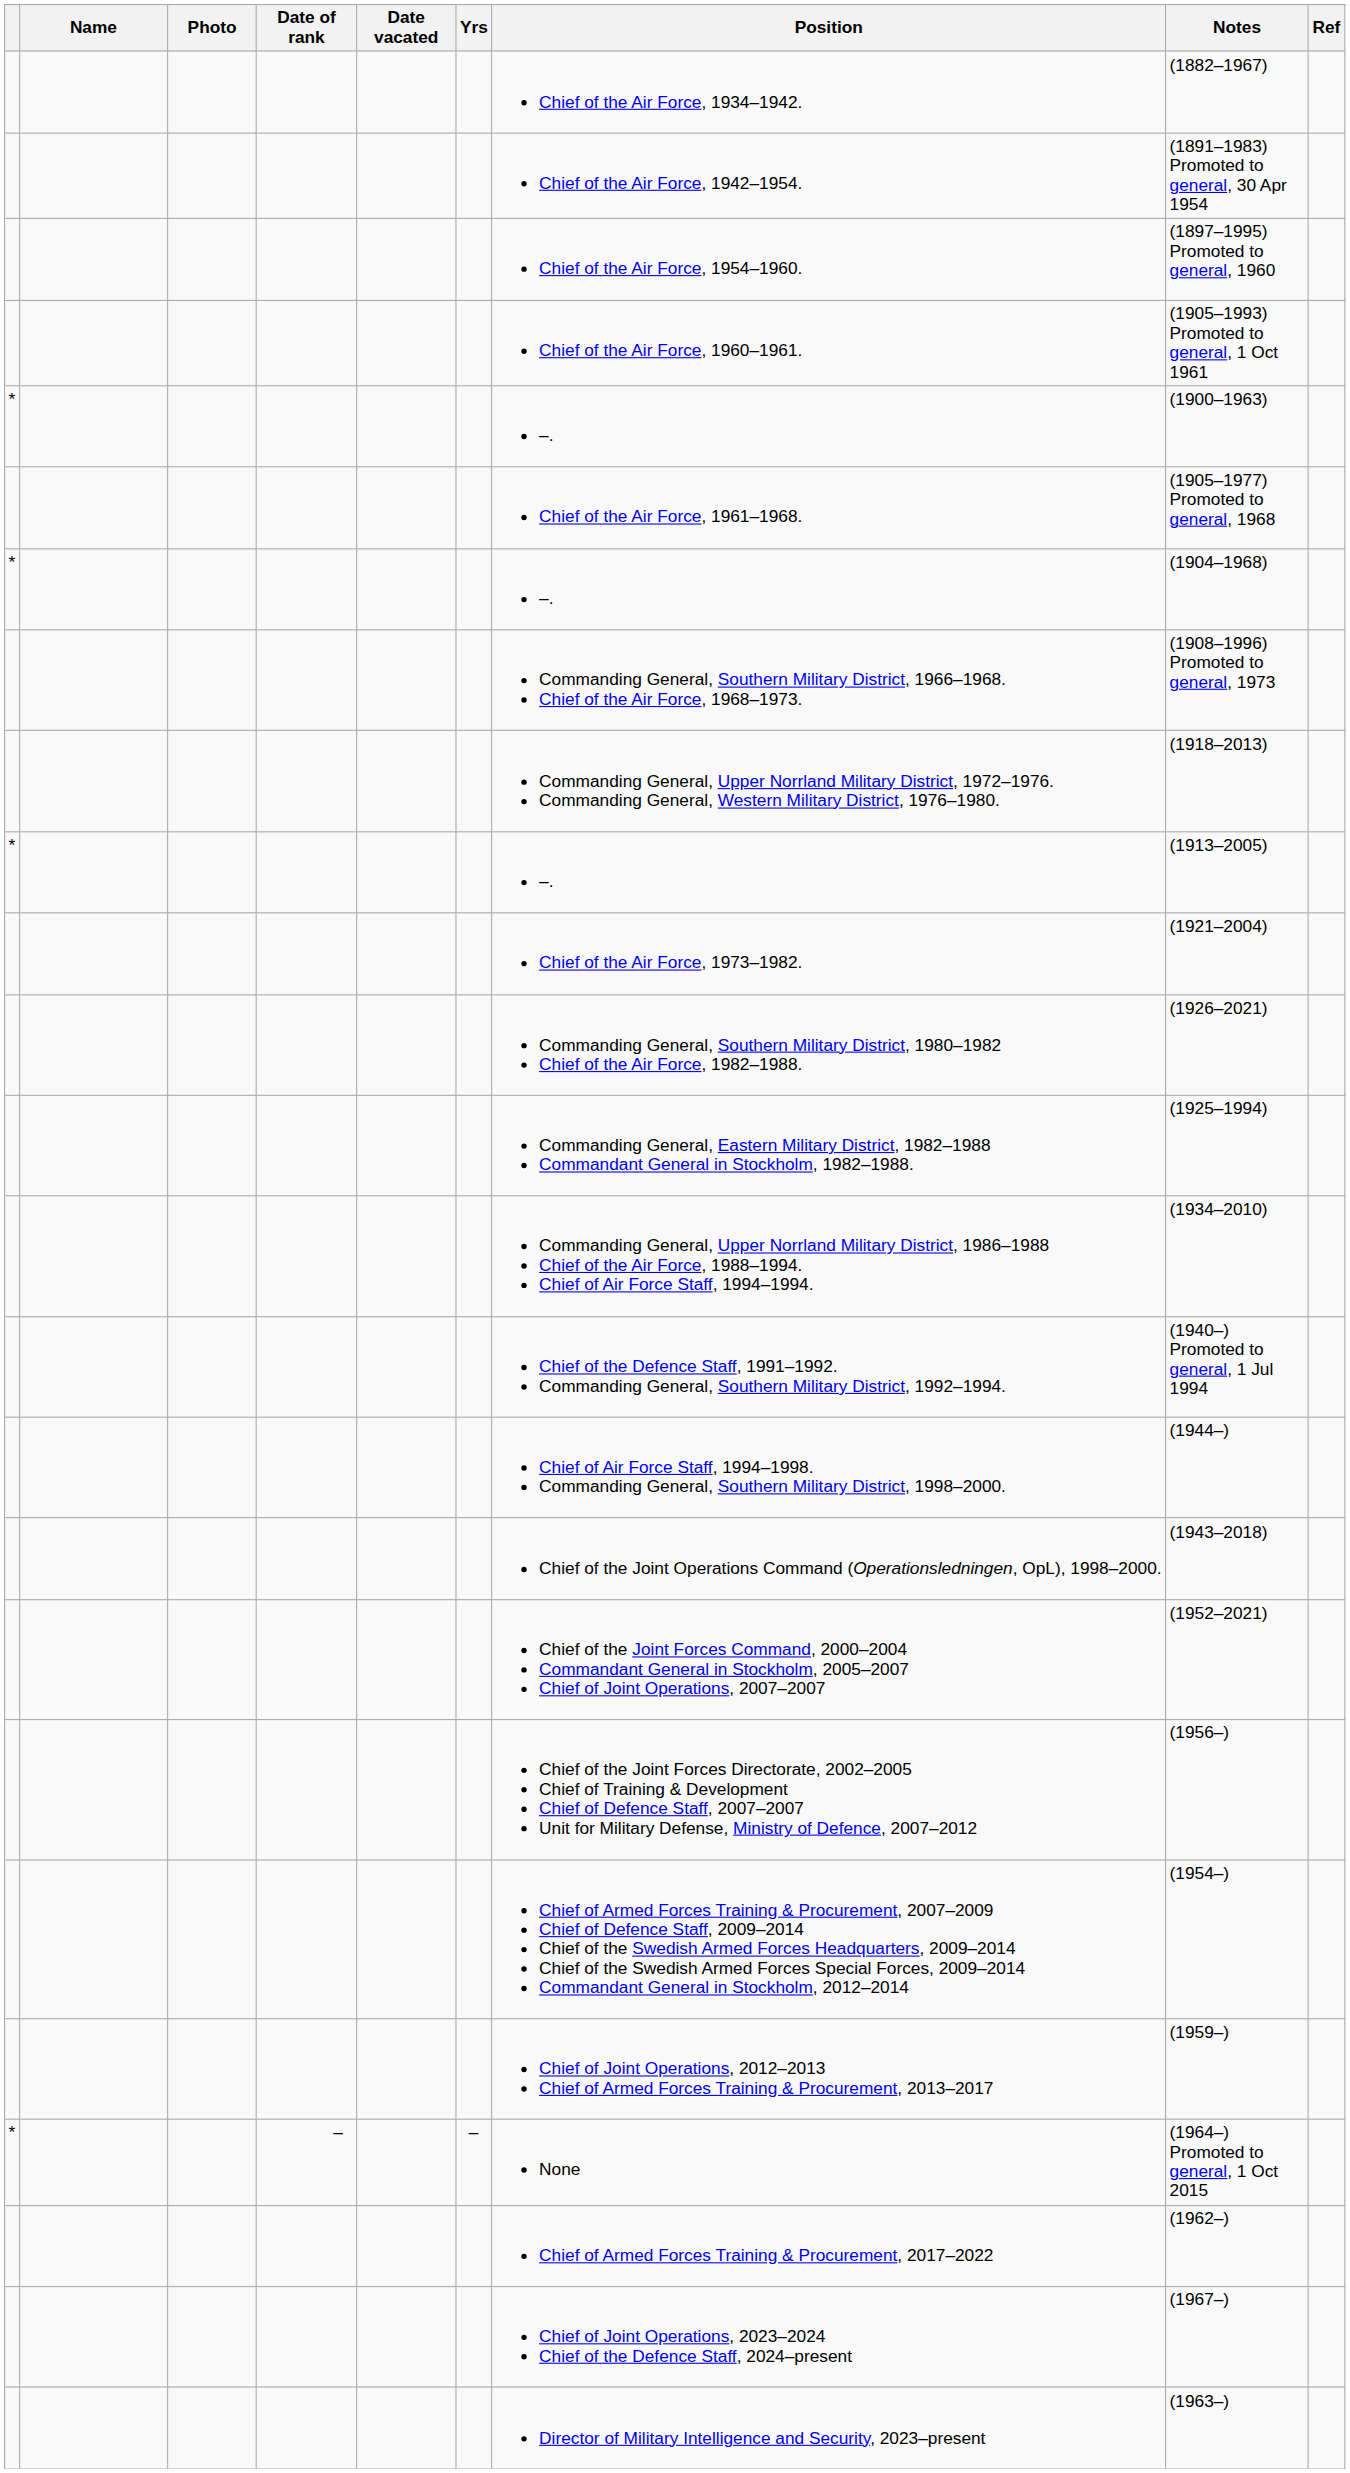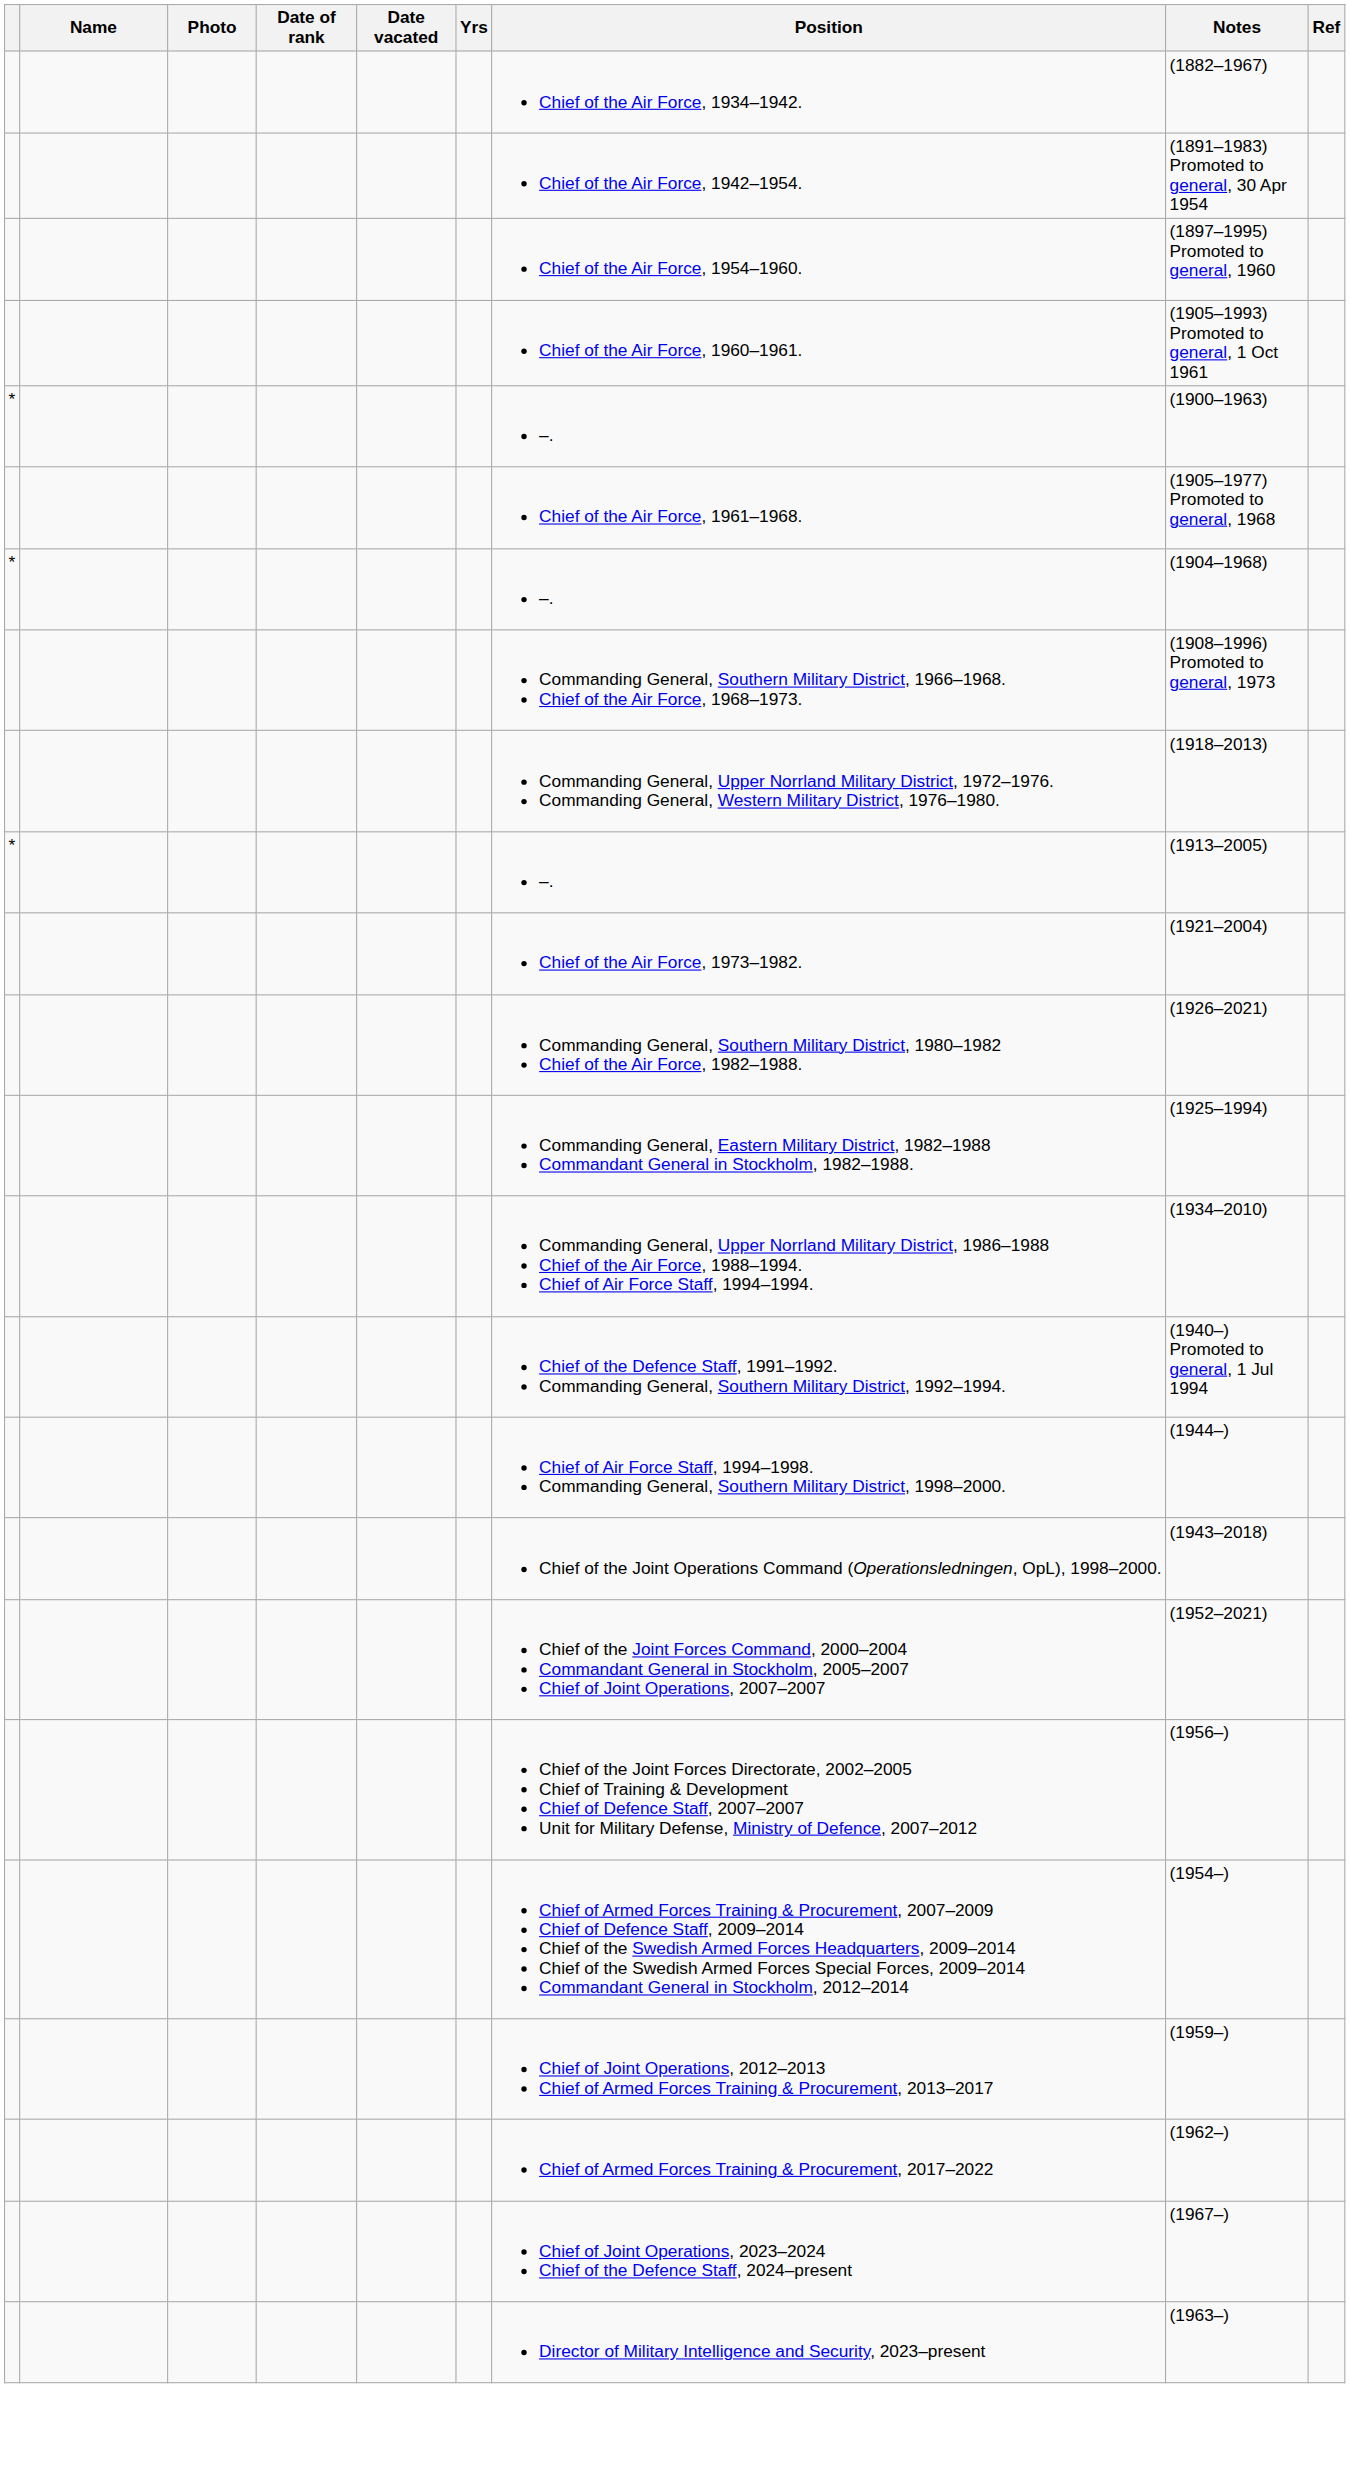- row: (12, 2133)
